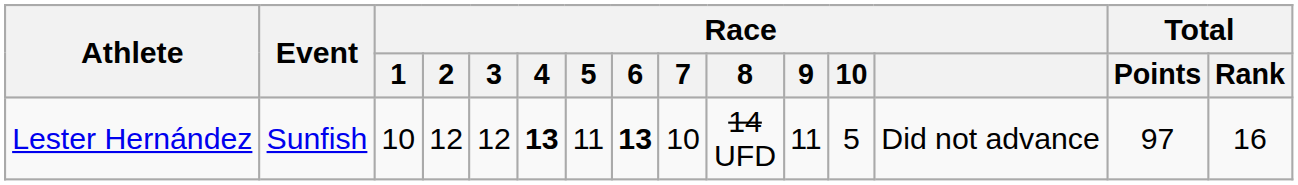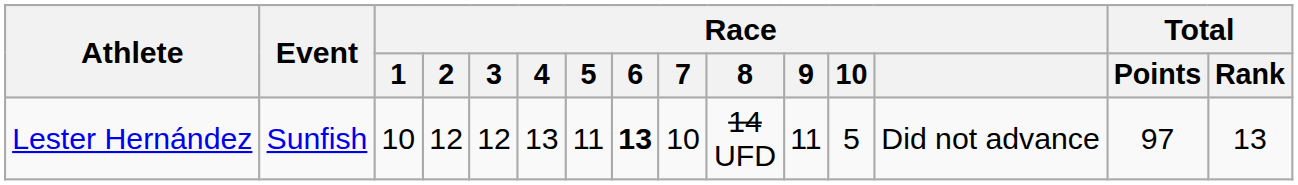(542, 139) bold -> (542, 139) normal
(1250, 139) 16 -> (1250, 139) 13
